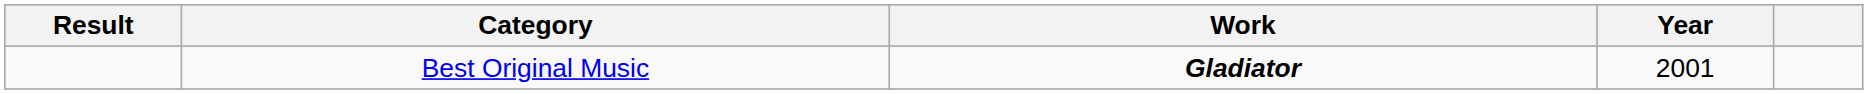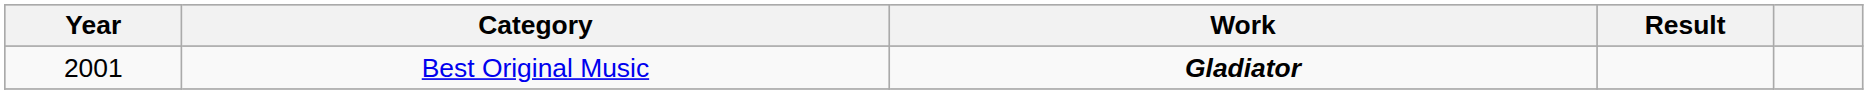columns swapped: (1685, 25) <-> (93, 25)
